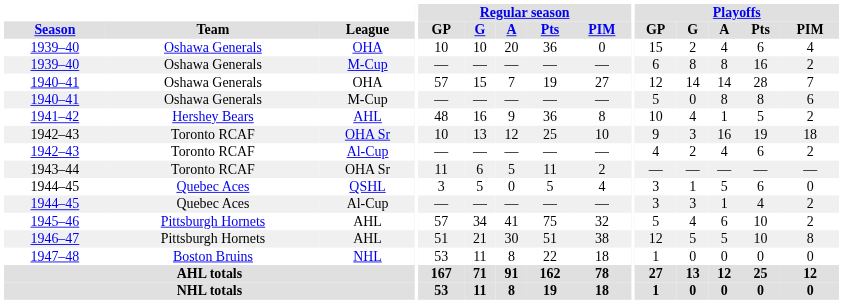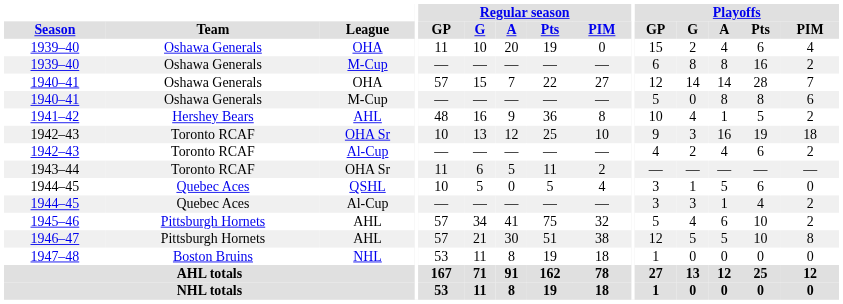(441, 47) 10 -> (441, 47) 11
(550, 47) 36 -> (550, 47) 19
(550, 82) 19 -> (550, 82) 22
(441, 186) 3 -> (441, 186) 10
(441, 238) 51 -> (441, 238) 57
(550, 256) 22 -> (550, 256) 19
